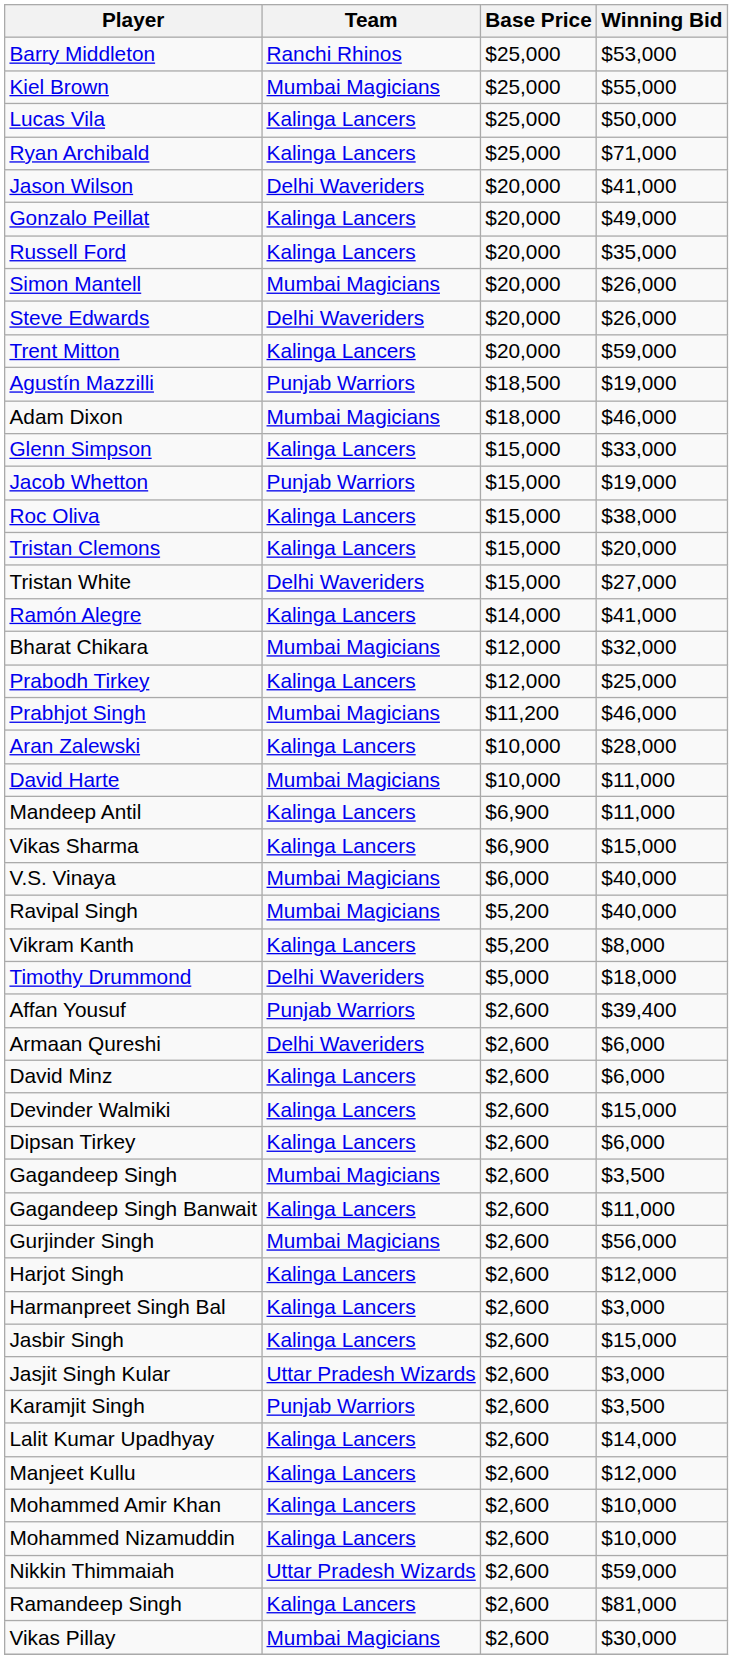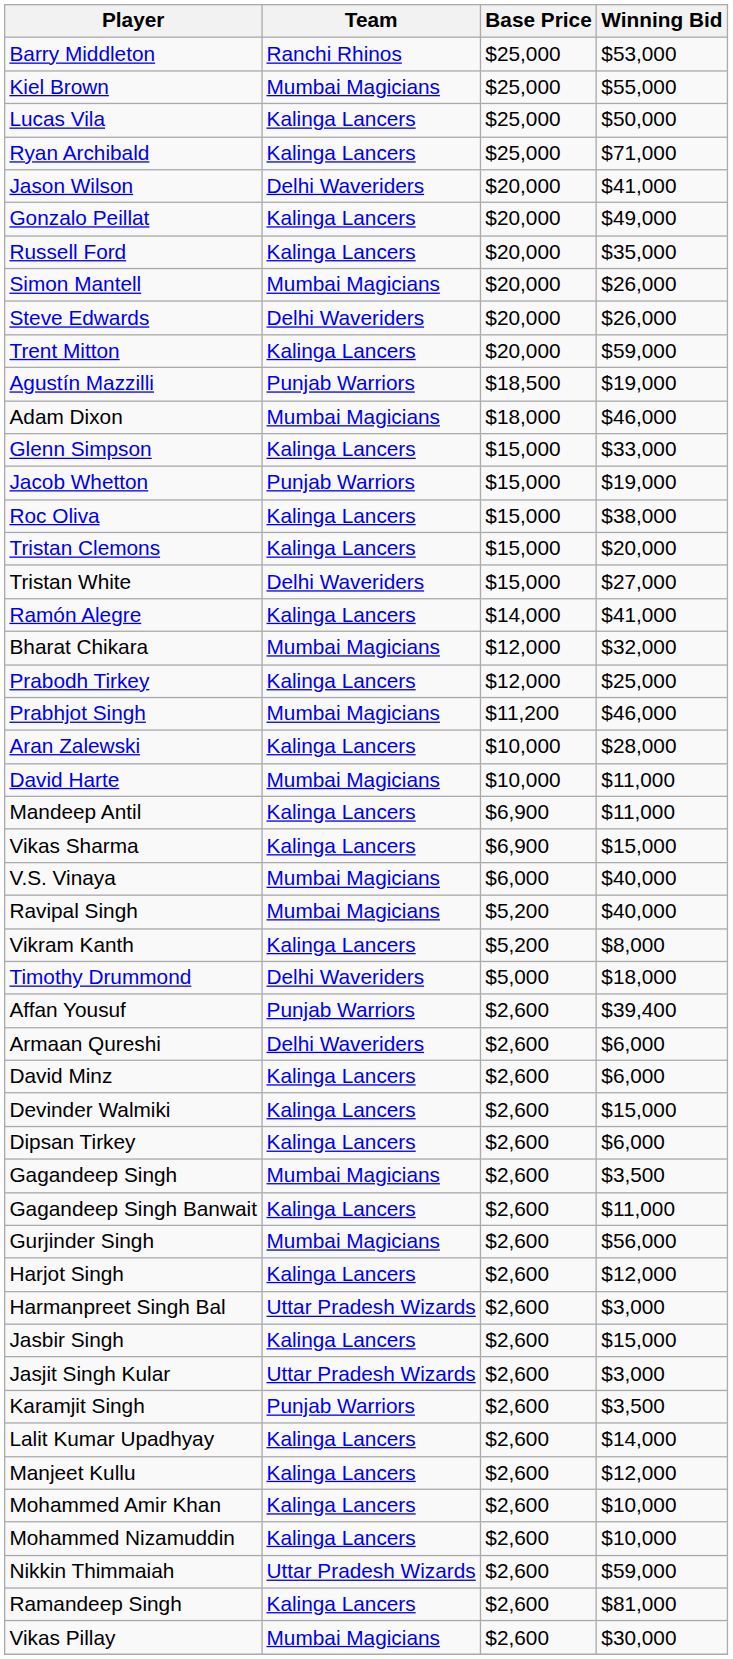(341, 1307) Kalinga Lancers -> (371, 1307) Uttar Pradesh Wizards
